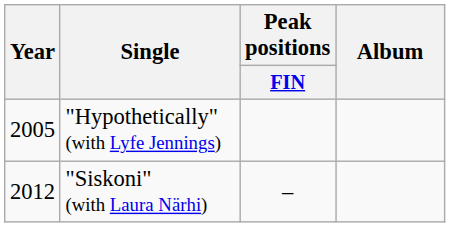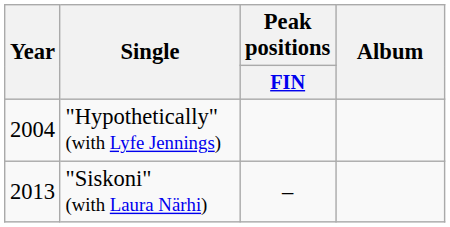(32, 129) 2005 -> (32, 129) 2004
(32, 190) 2012 -> (32, 190) 2013
